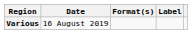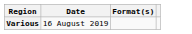- column: (170, 11)
